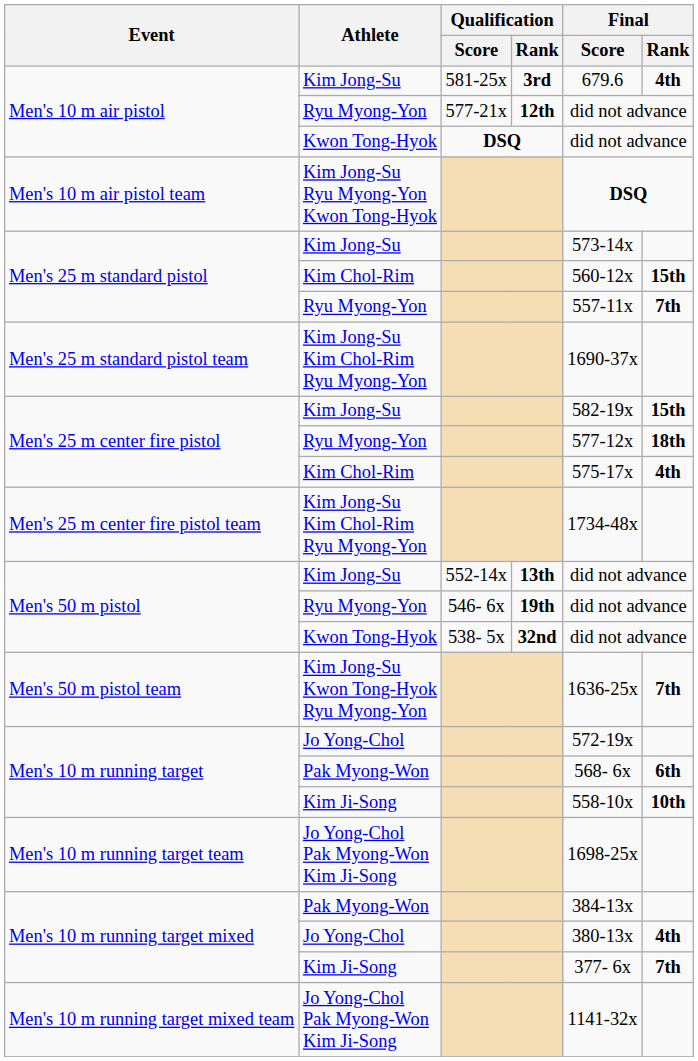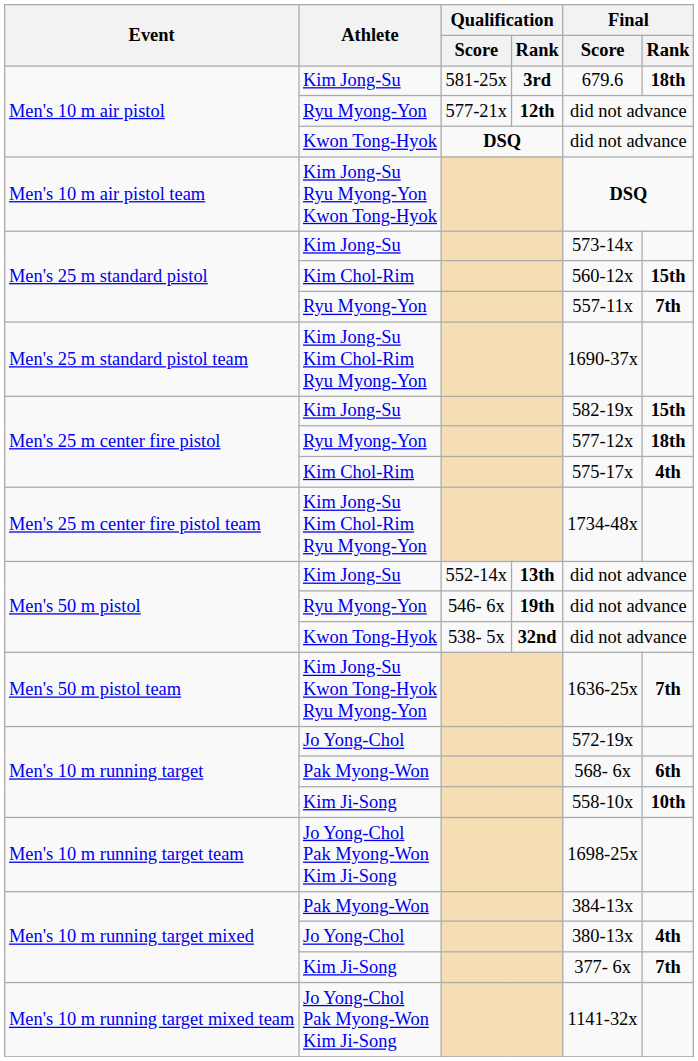(668, 80) 4th -> (668, 80) 18th
